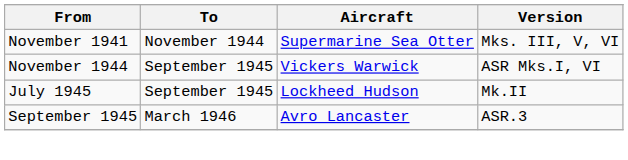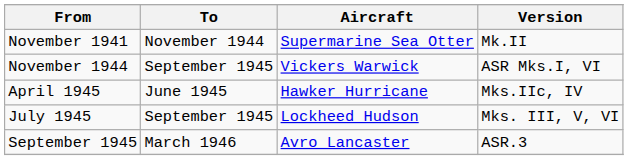(550, 42) Mks. III, V, VI -> (504, 42) Mk.II
+ row: (54, 92)
(504, 92) Mk.II -> (550, 117) Mks. III, V, VI
